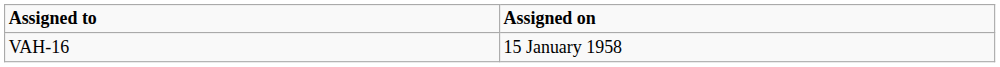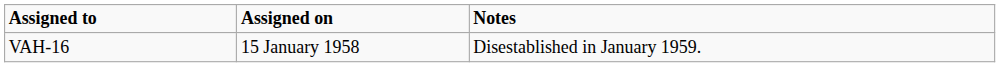+ column: (495, 18)
